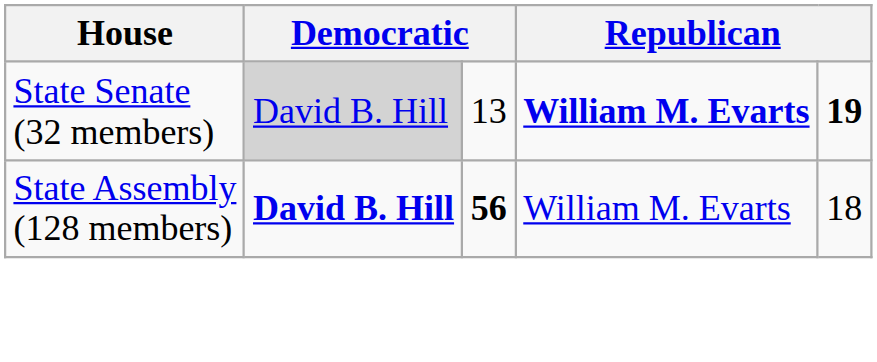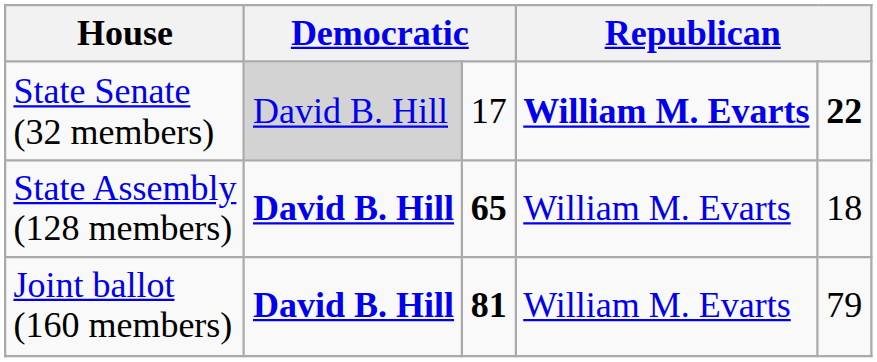(489, 110) 13 -> (489, 110) 17
(844, 110) 19 -> (844, 110) 22
(489, 207) 56 -> (489, 207) 65
+ row: (123, 305)
